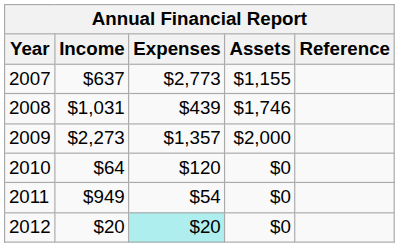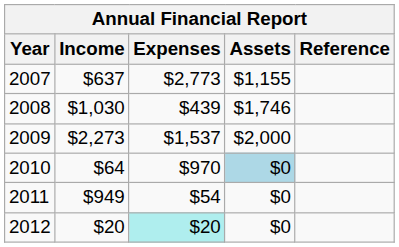(96, 108) $1,031 -> (96, 108) $1,030
(192, 138) $1,357 -> (192, 138) $1,537
(200, 167) $120 -> (200, 167) $970
(280, 167) no background -> (280, 167) lightblue background
